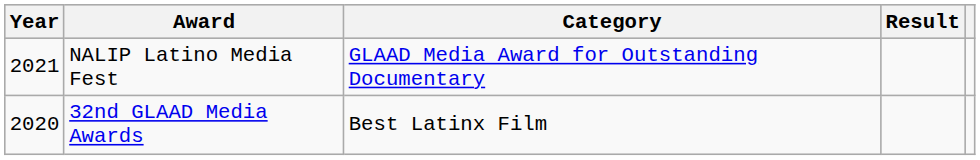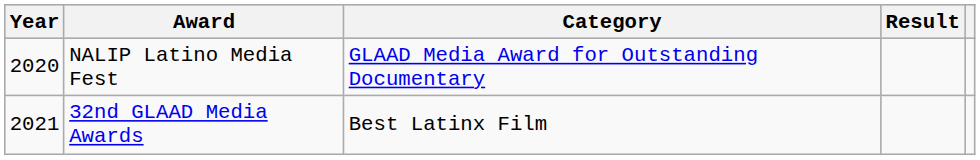(35, 67) 2021 -> (35, 67) 2020
(35, 125) 2020 -> (35, 125) 2021
